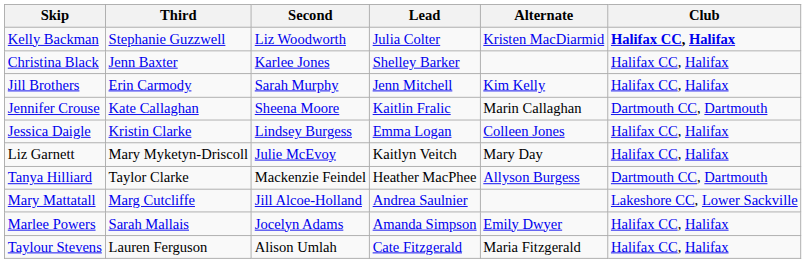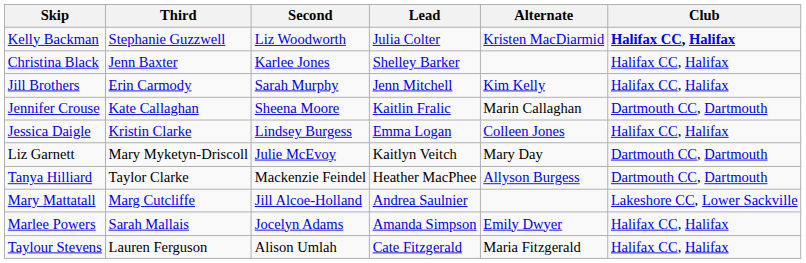(670, 154) Halifax CC, Halifax -> (689, 154) Dartmouth CC, Dartmouth
